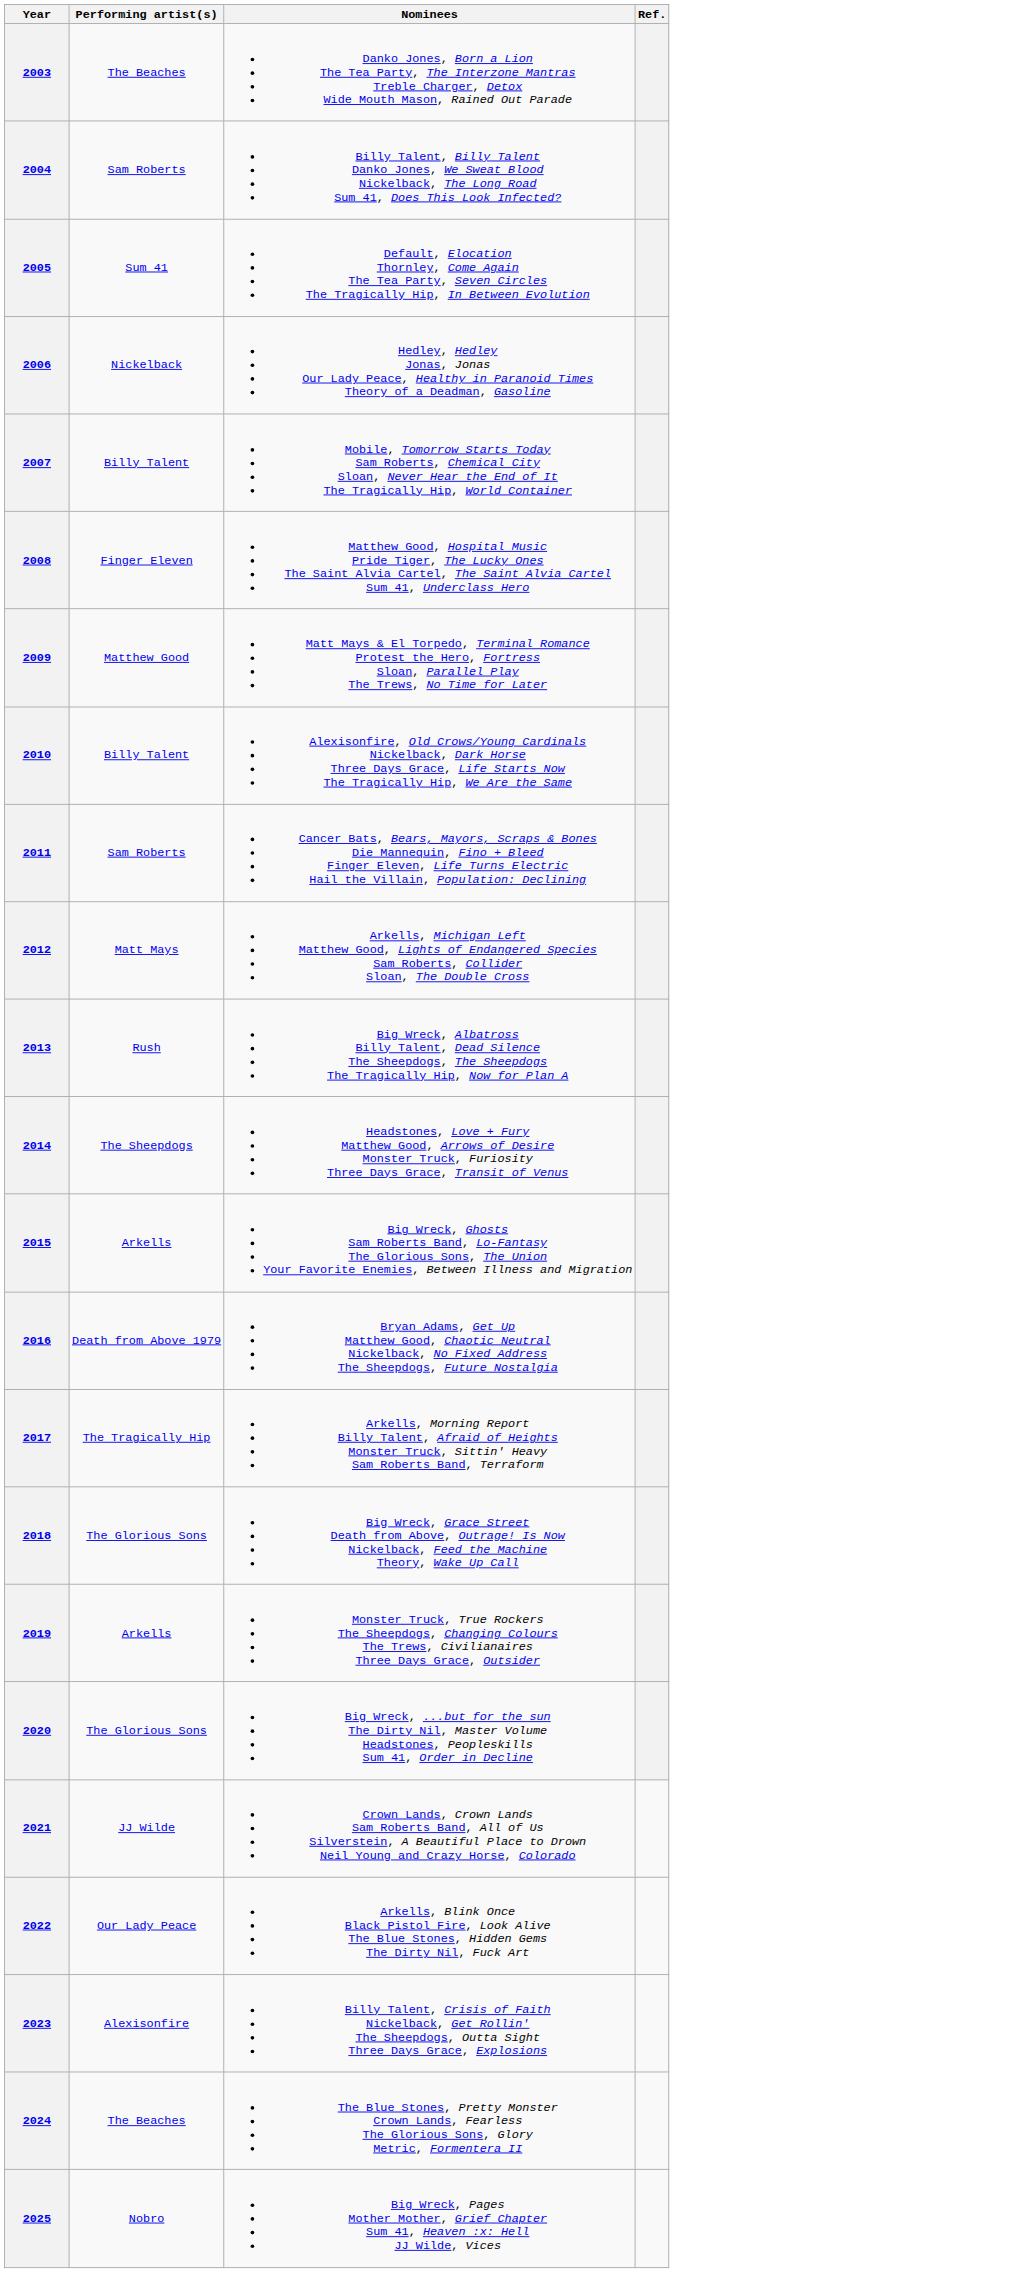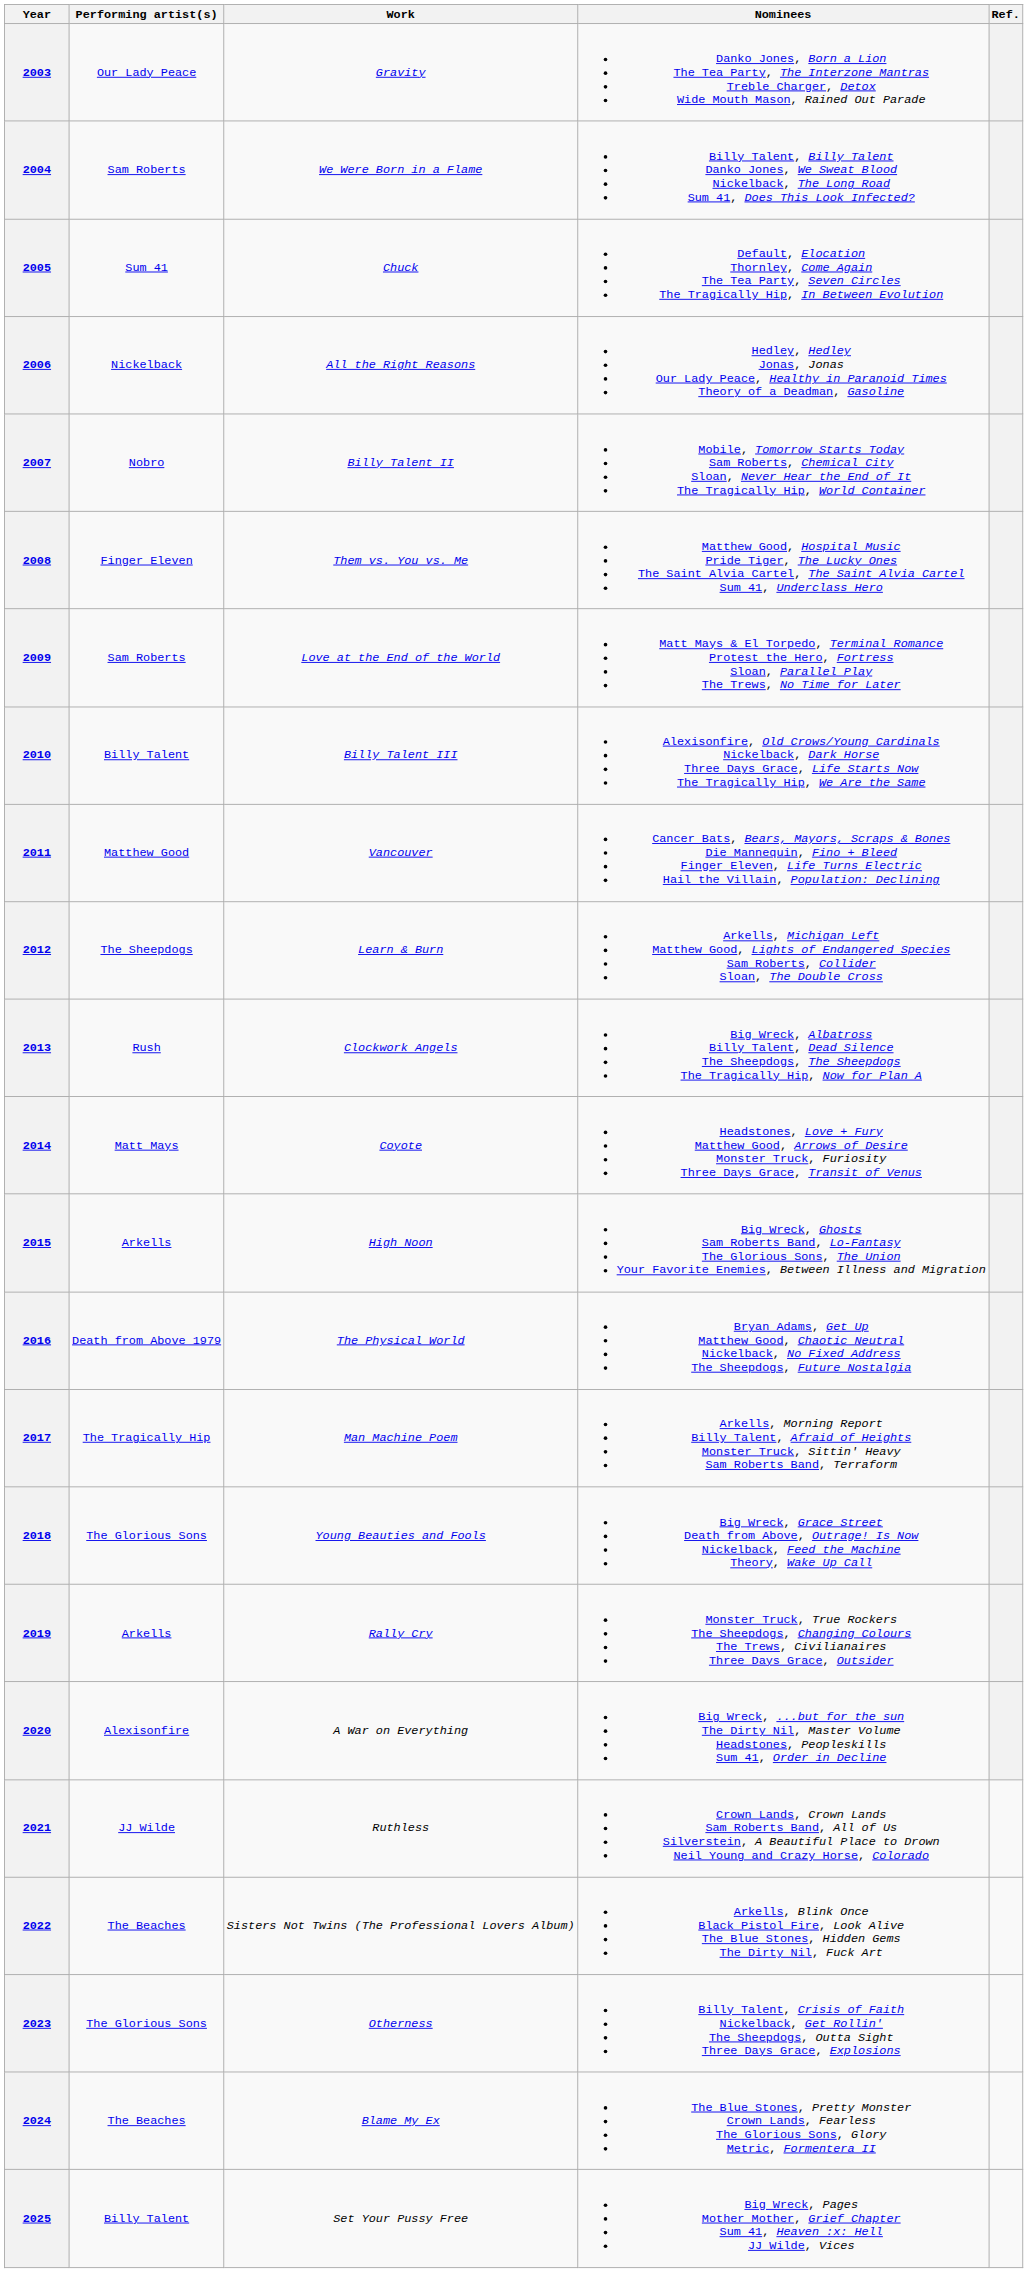+ column: (401, 14)
(147, 73) The Beaches -> (147, 73) Our Lady Peace
(147, 463) Billy Talent -> (147, 463) Nobro
(147, 658) Matthew Good -> (147, 658) Sam Roberts
(147, 853) Sam Roberts -> (147, 853) Matthew Good
(147, 950) Matt Mays -> (147, 950) The Sheepdogs
(147, 1145) The Sheepdogs -> (147, 1145) Matt Mays
(147, 1731) The Glorious Sons -> (147, 1731) Alexisonfire
(147, 1926) Our Lady Peace -> (147, 1926) The Beaches
(147, 2023) Alexisonfire -> (147, 2023) The Glorious Sons
(147, 2218) Nobro -> (147, 2218) Billy Talent
